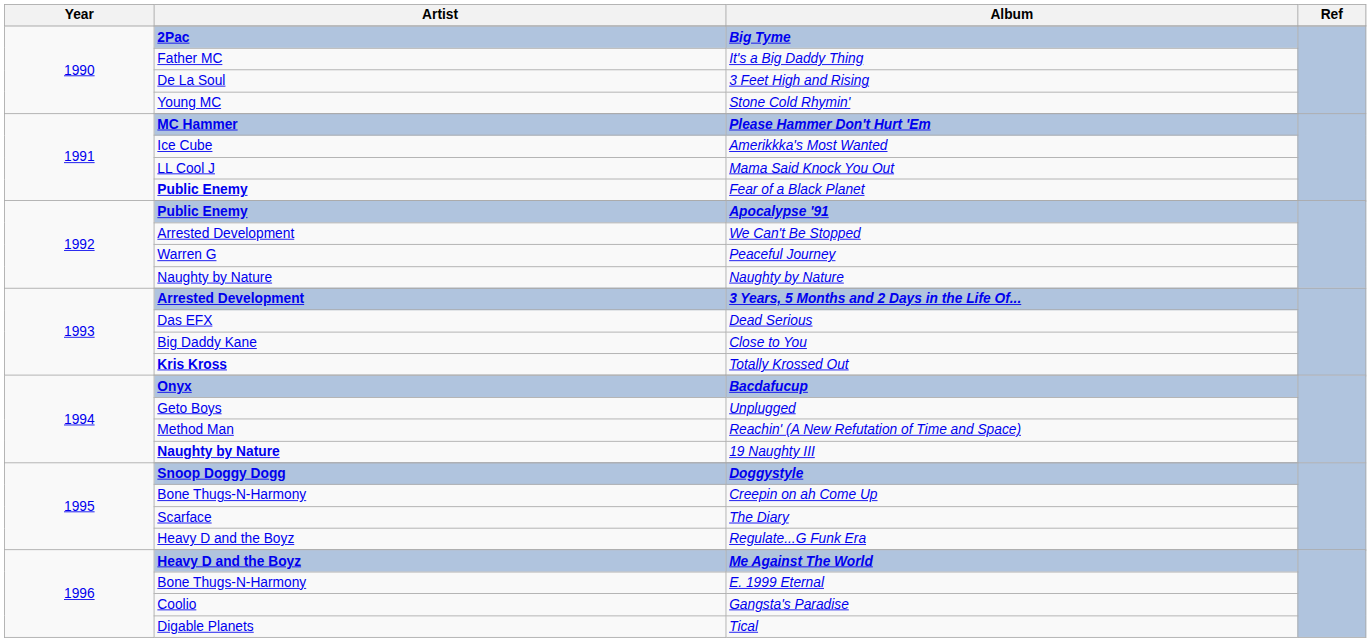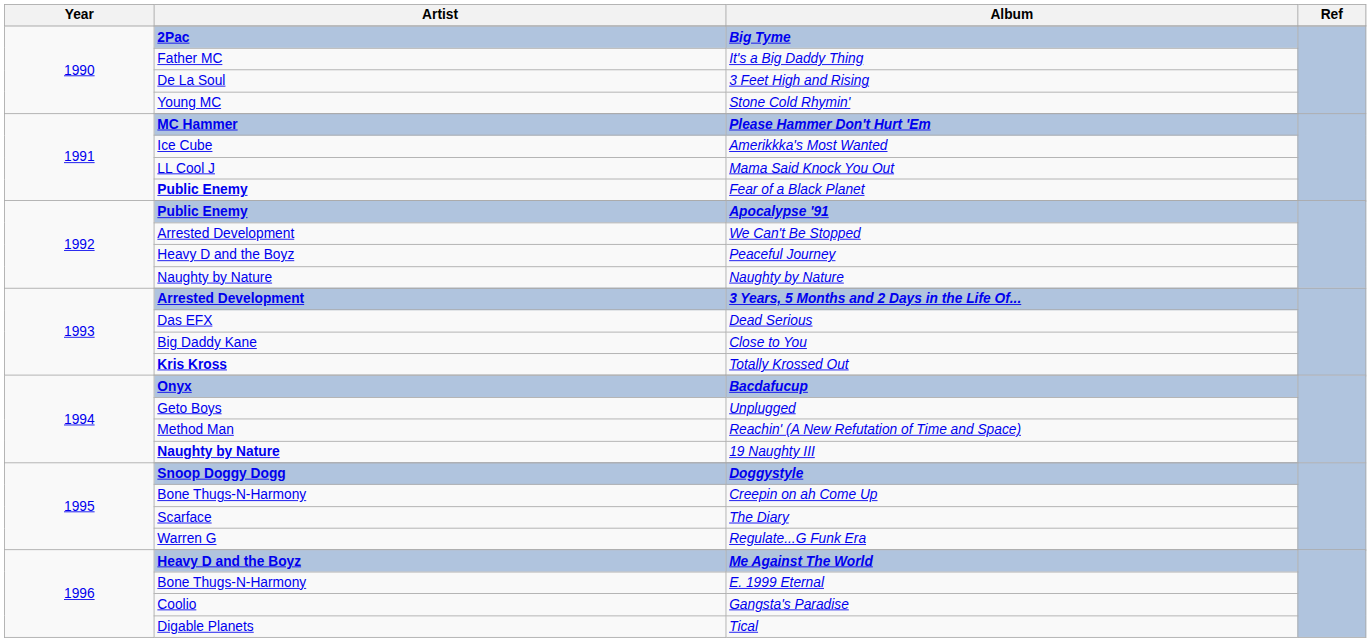(187, 255) Warren G -> (226, 255) Heavy D and the Boyz
(226, 539) Heavy D and the Boyz -> (187, 539) Warren G
